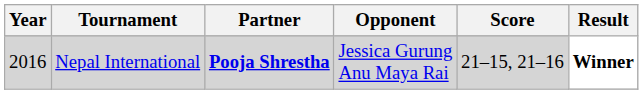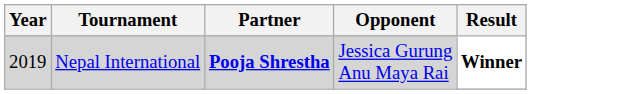- column: (512, 20)
(28, 62) 2016 -> (28, 62) 2019
